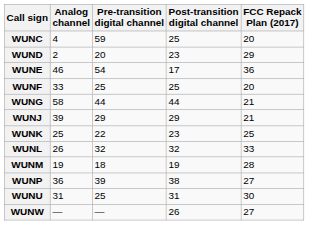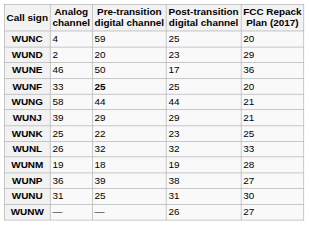(100, 70) 54 -> (100, 70) 50
(100, 86) normal -> (100, 86) bold
